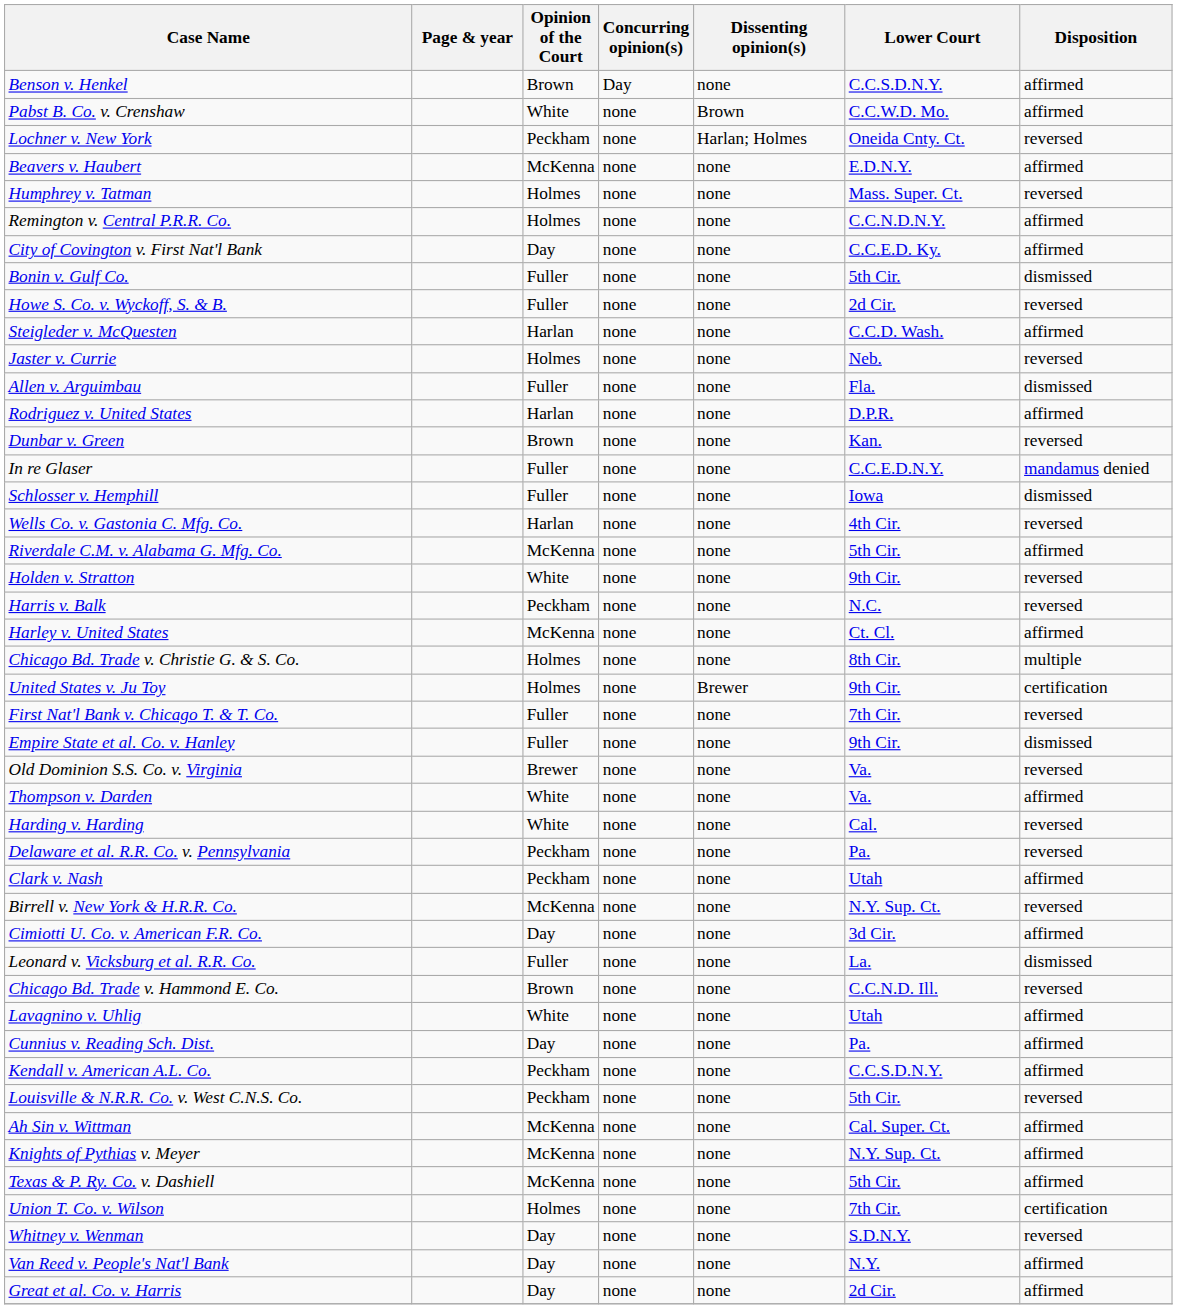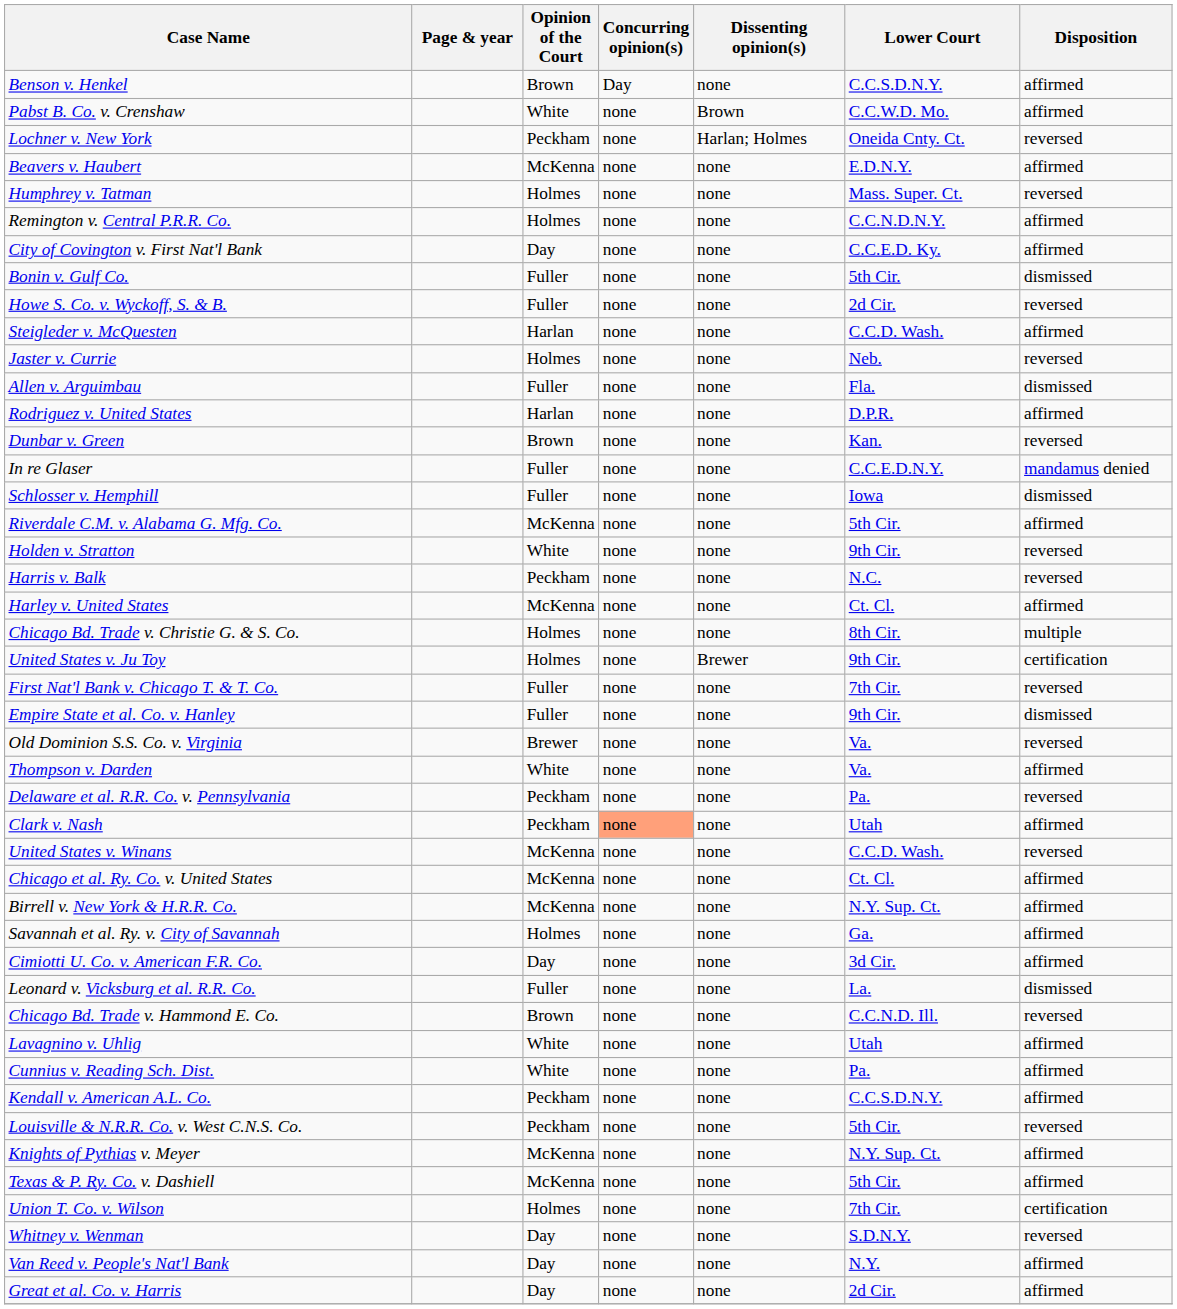- row: (125, 522)
- row: (76, 824)
(620, 879) no background -> (620, 824) lightsalmon background
+ row: (90, 851)
+ row: (140, 879)
(1053, 906) reversed -> (1054, 906) affirmed
+ row: (144, 934)
(541, 1043) Day -> (548, 1071) White
- row: (70, 1125)
